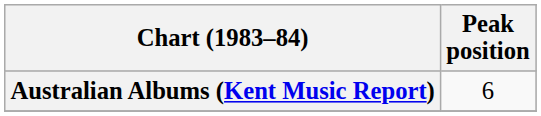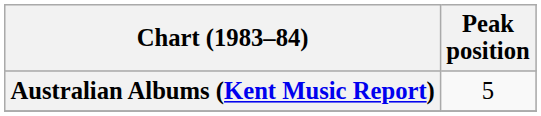(488, 90) 6 -> (488, 90) 5
